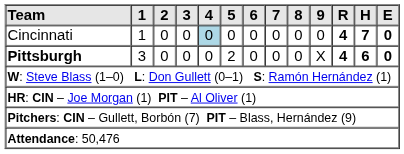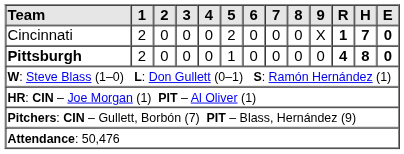(142, 35) 1 -> (142, 35) 2
(209, 35) lightblue background -> (209, 35) no background
(231, 35) 0 -> (231, 35) 2
(321, 35) 0 -> (321, 35) X
(343, 35) 4 -> (343, 35) 1
(142, 56) 3 -> (142, 56) 2
(231, 56) 2 -> (231, 56) 1
(321, 56) X -> (321, 56) 0
(365, 56) 6 -> (365, 56) 8
